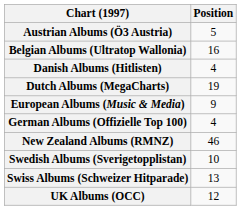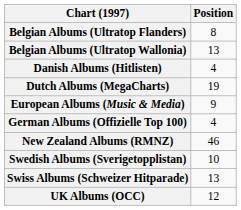- row: (98, 31)
+ row: (98, 31)
(213, 50) 16 -> (213, 50) 13
